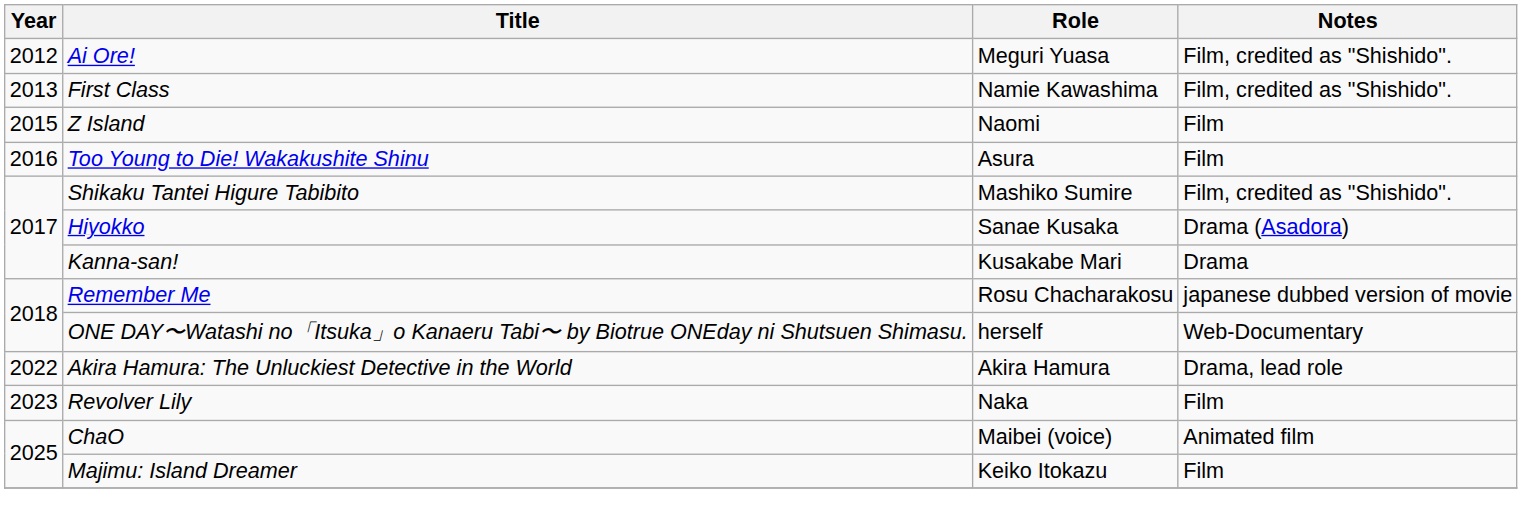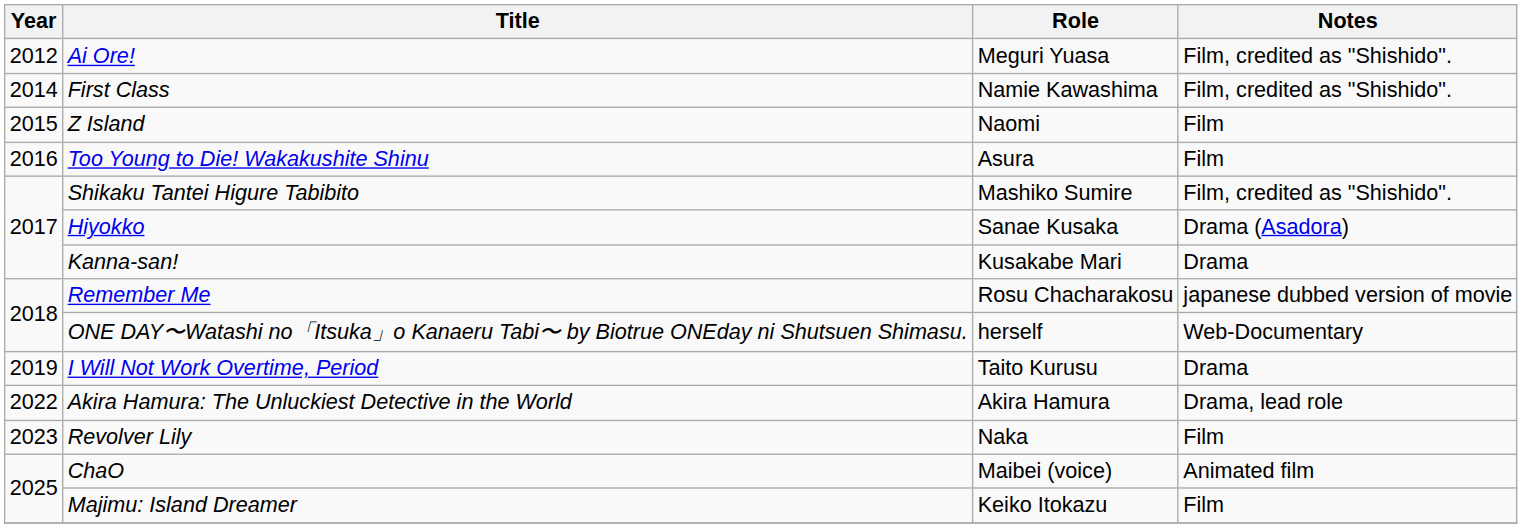(34, 90) 2013 -> (34, 90) 2014
+ row: (223, 368)
